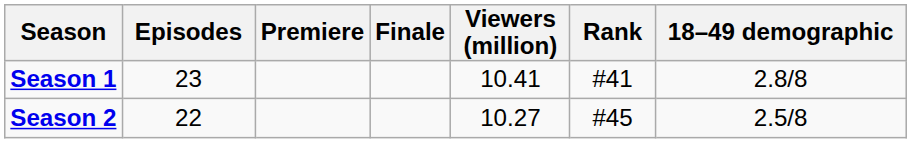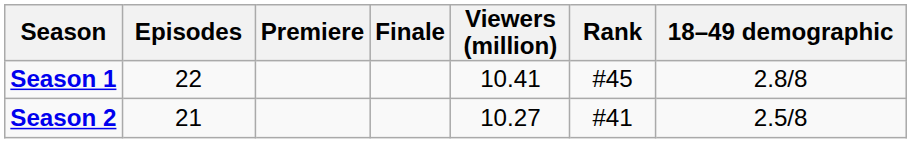(189, 79) 23 -> (189, 79) 22
(613, 79) #41 -> (613, 79) #45
(189, 117) 22 -> (189, 117) 21
(613, 117) #45 -> (613, 117) #41
